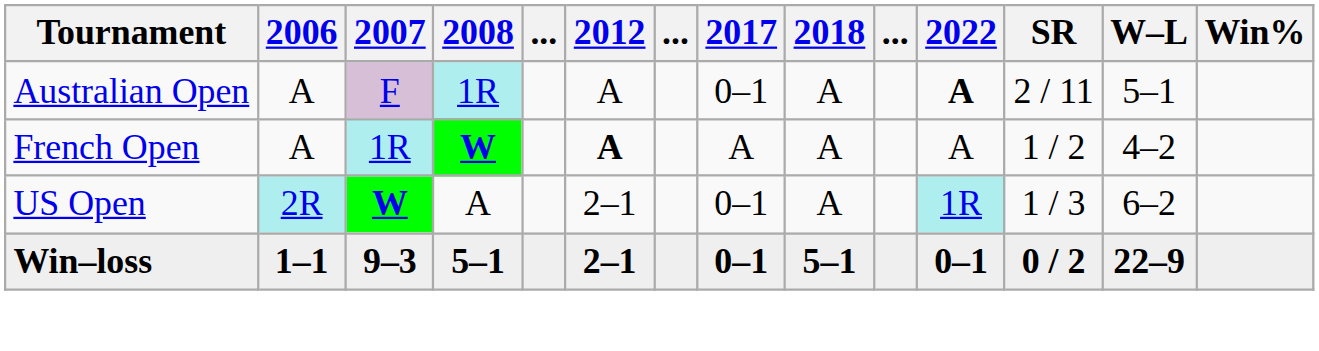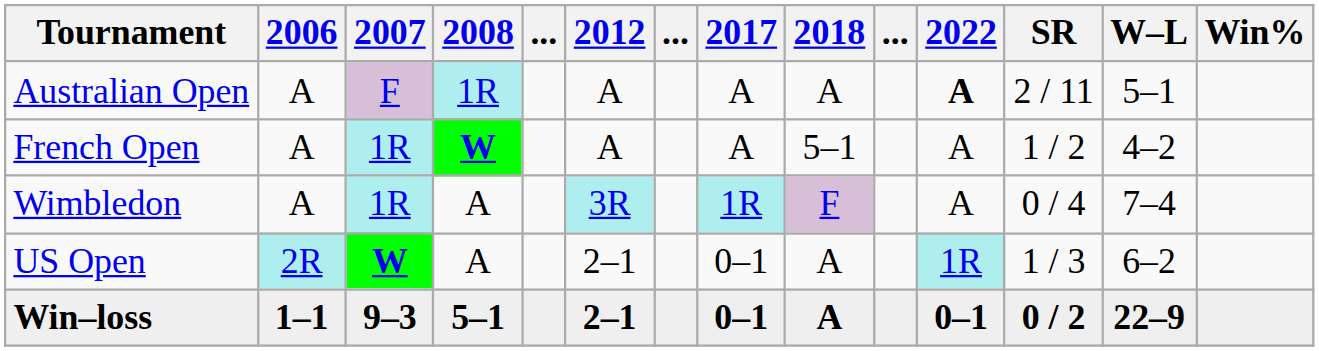(741, 89) 0–1 -> (741, 89) A
(610, 146) bold -> (610, 146) normal
(829, 146) A -> (829, 146) 5–1
+ row: (97, 203)
(829, 260) 5–1 -> (829, 317) A
